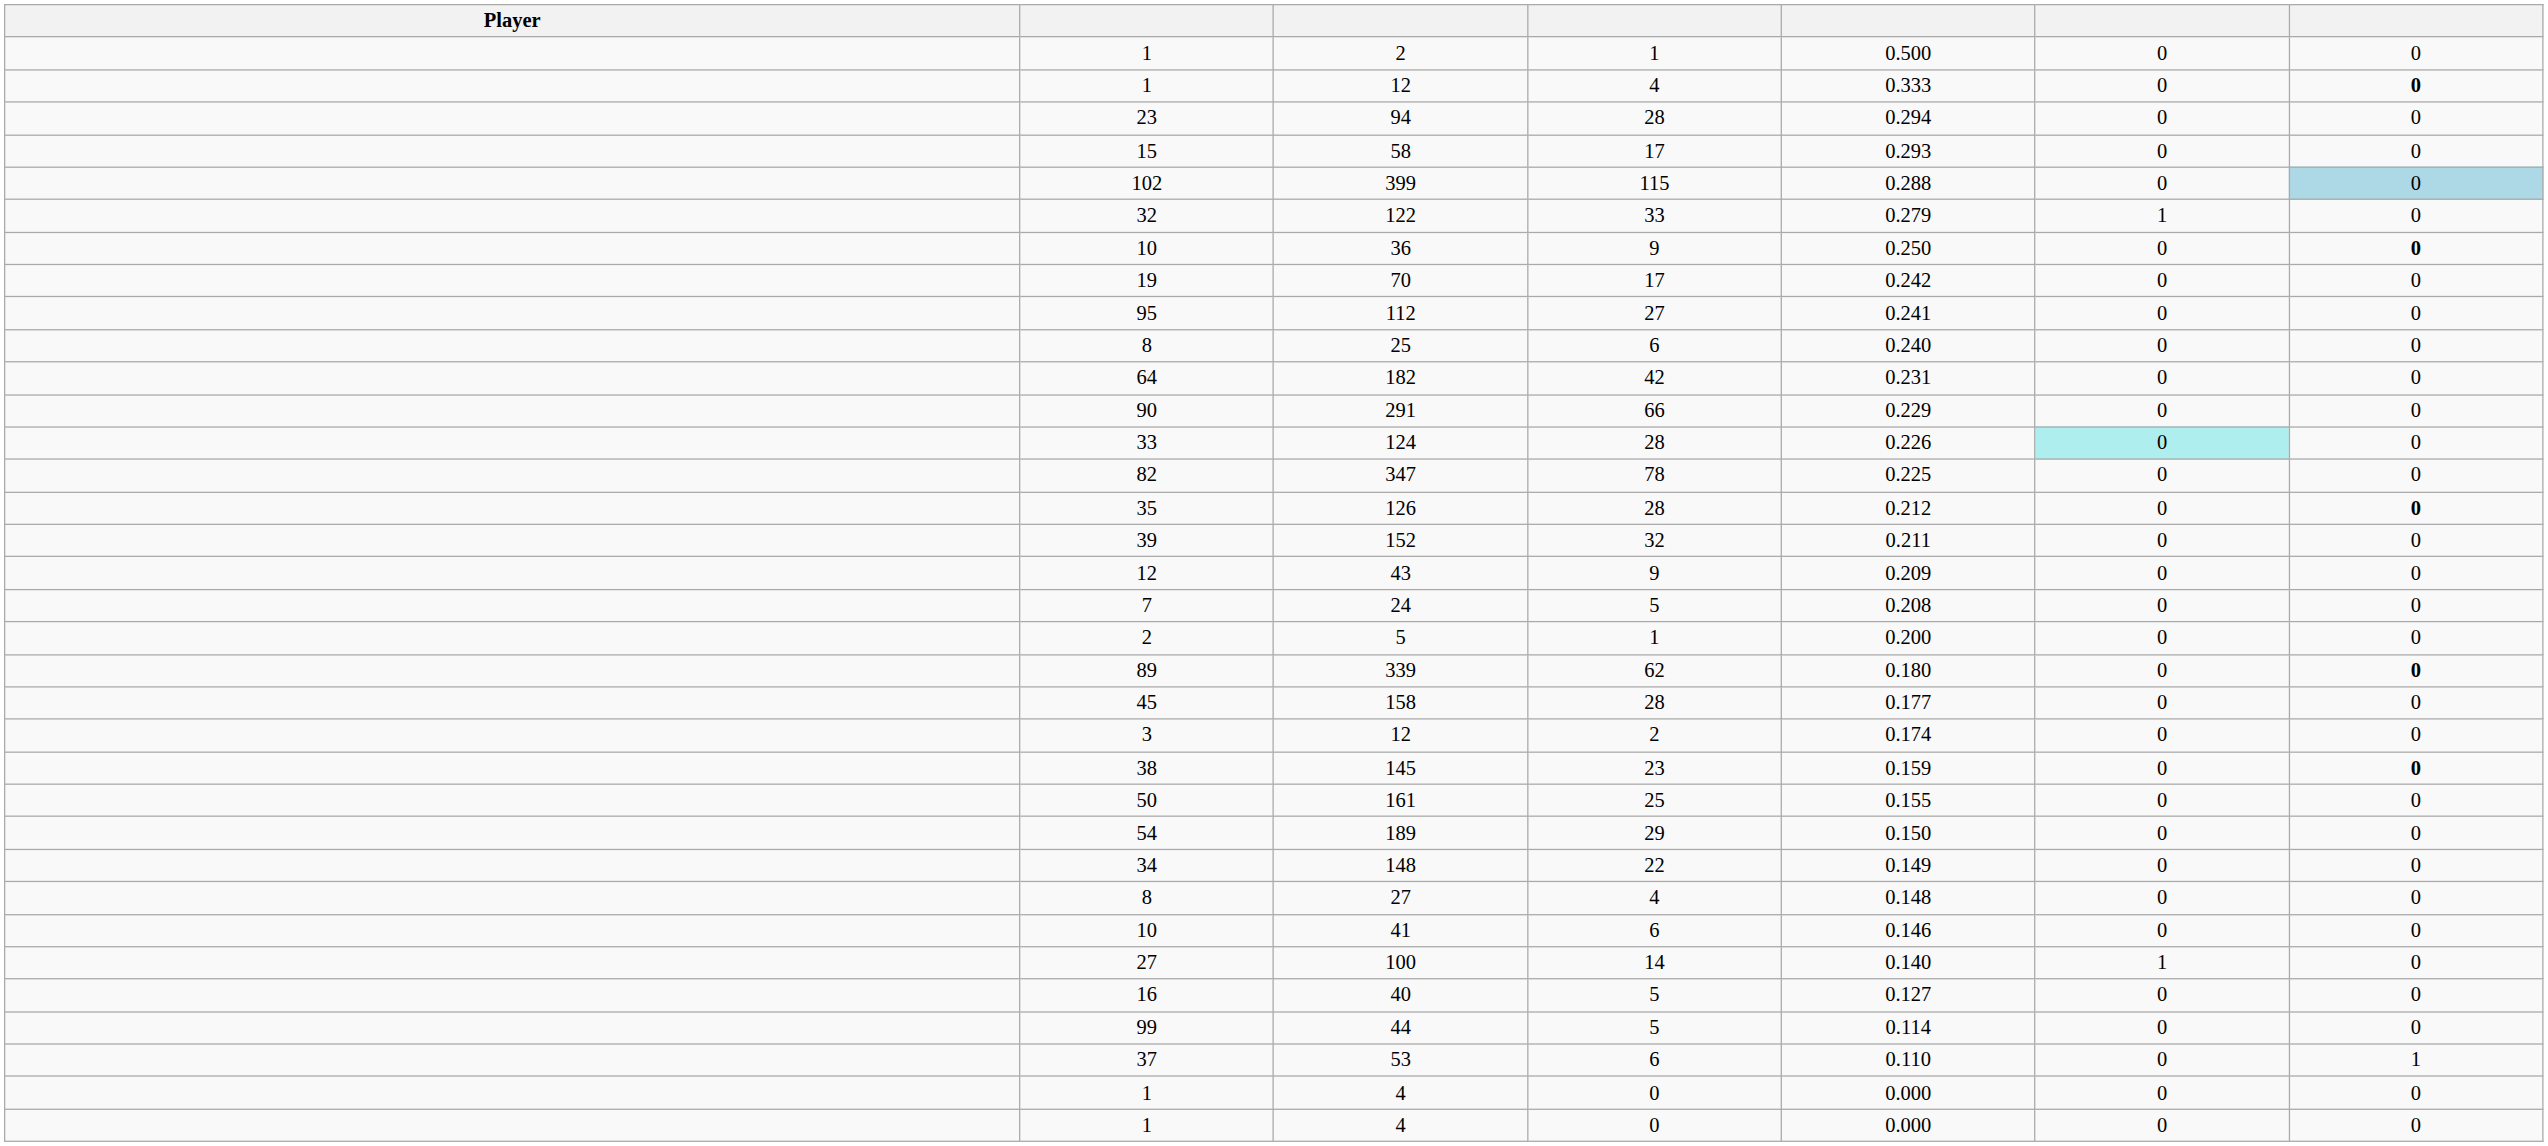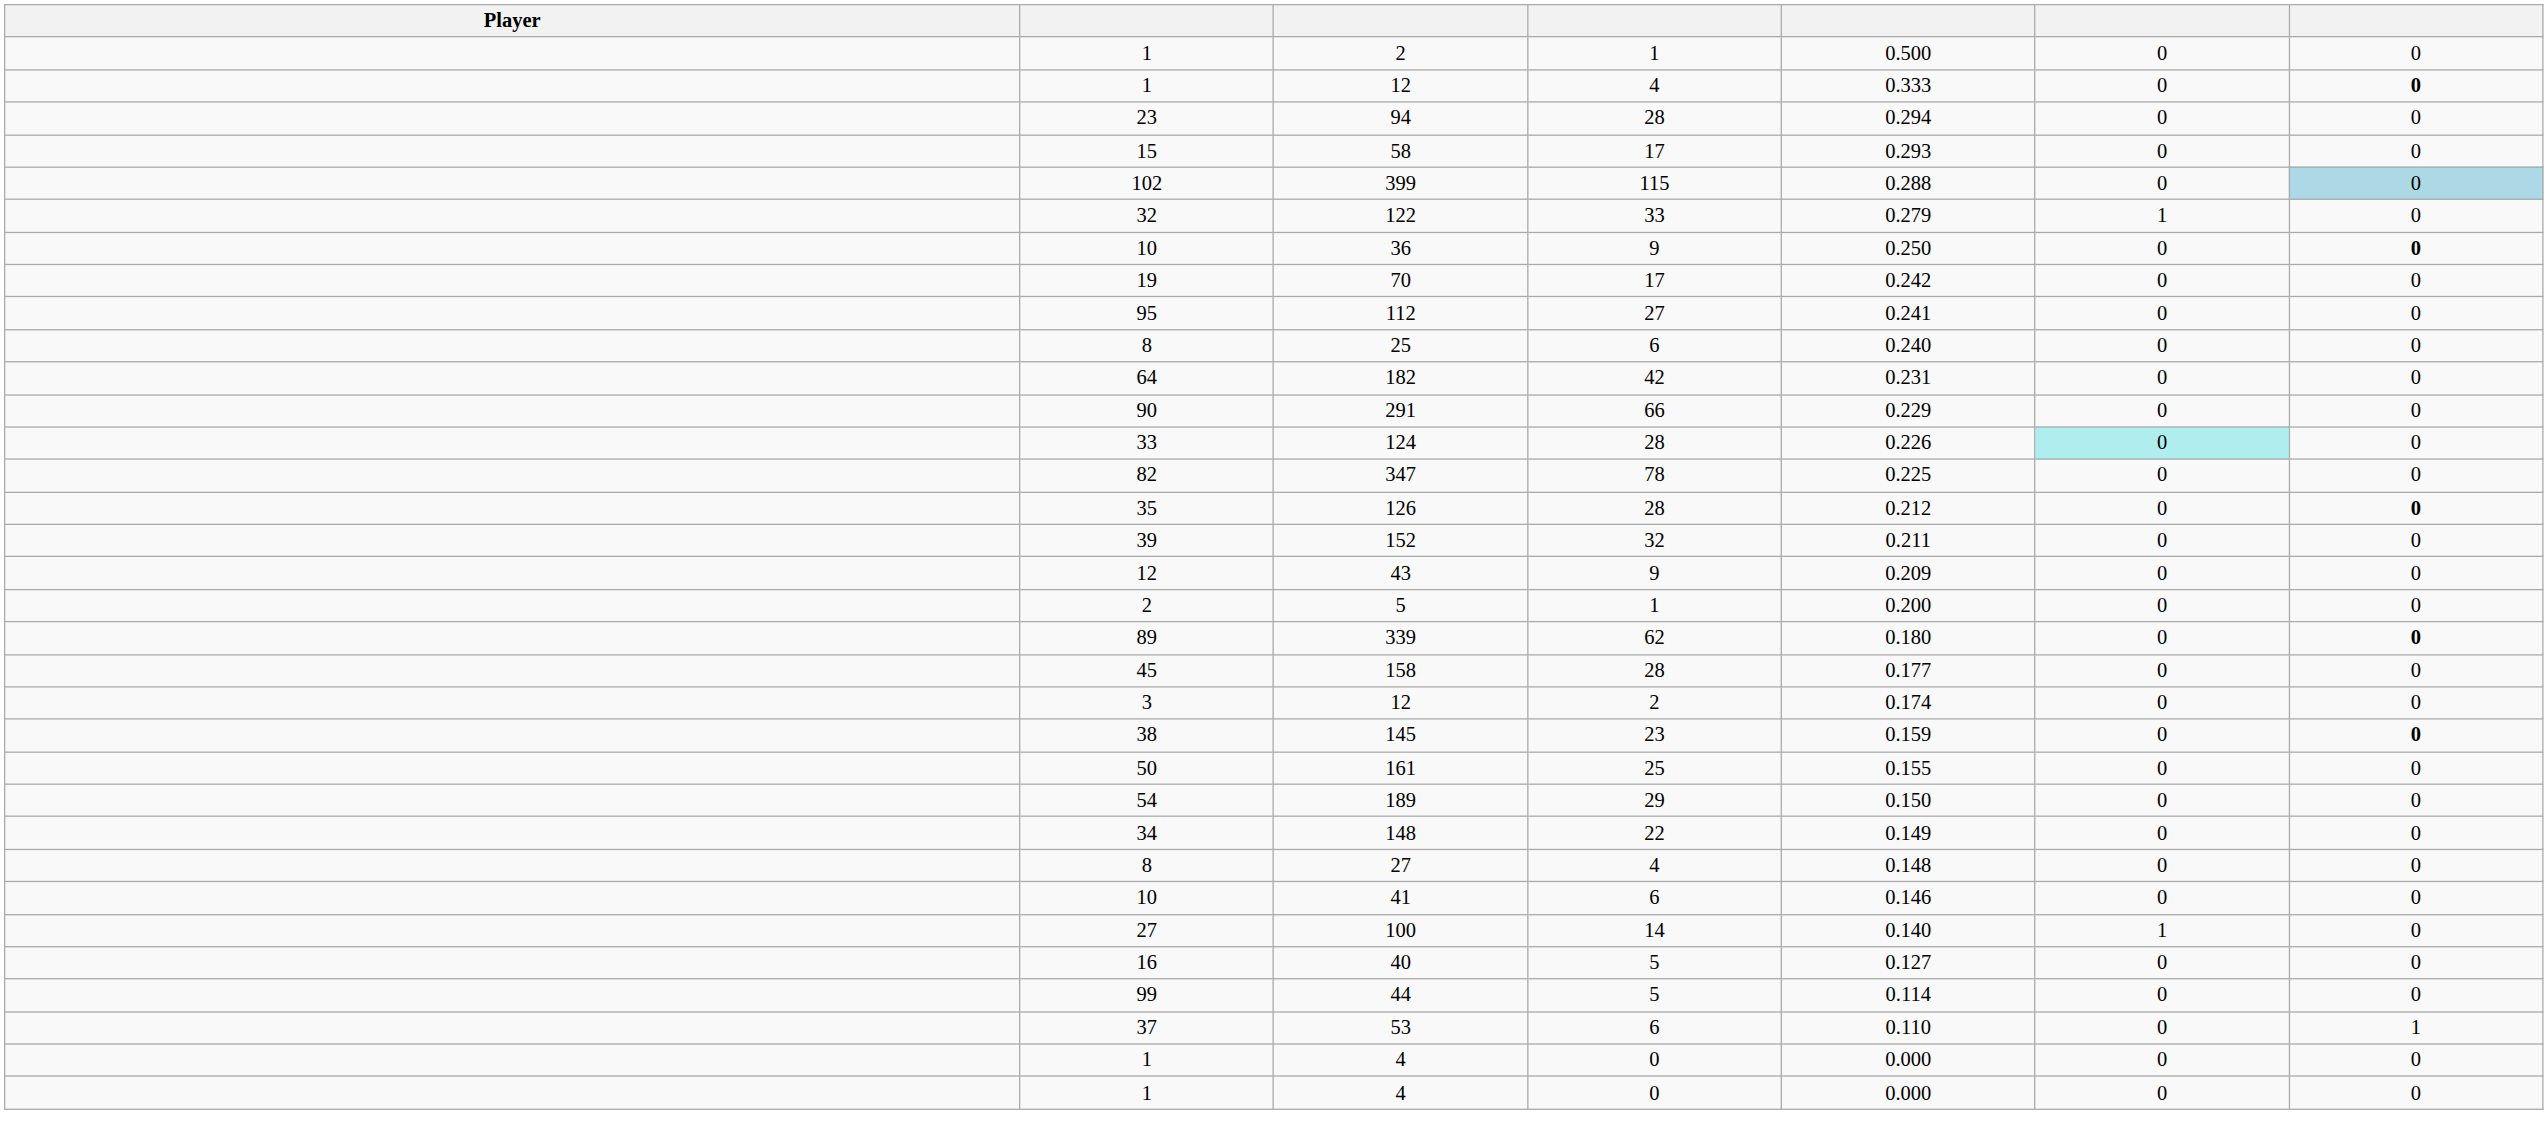- row: (1401, 605)
